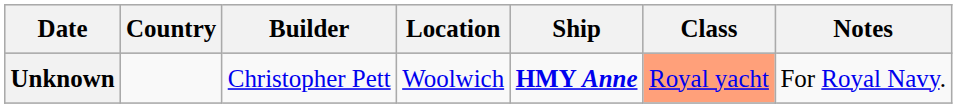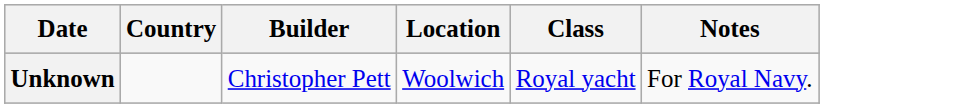- column: (577, 28)
(709, 77) lightsalmon background -> (576, 77) no background
